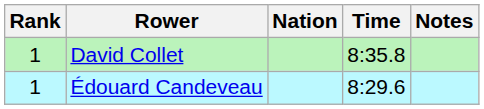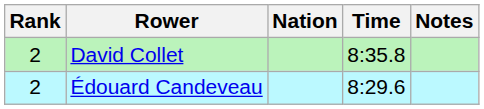(35, 54) 1 -> (35, 54) 2
(35, 87) 1 -> (35, 87) 2
